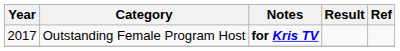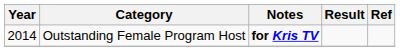(22, 35) 2017 -> (22, 35) 2014
